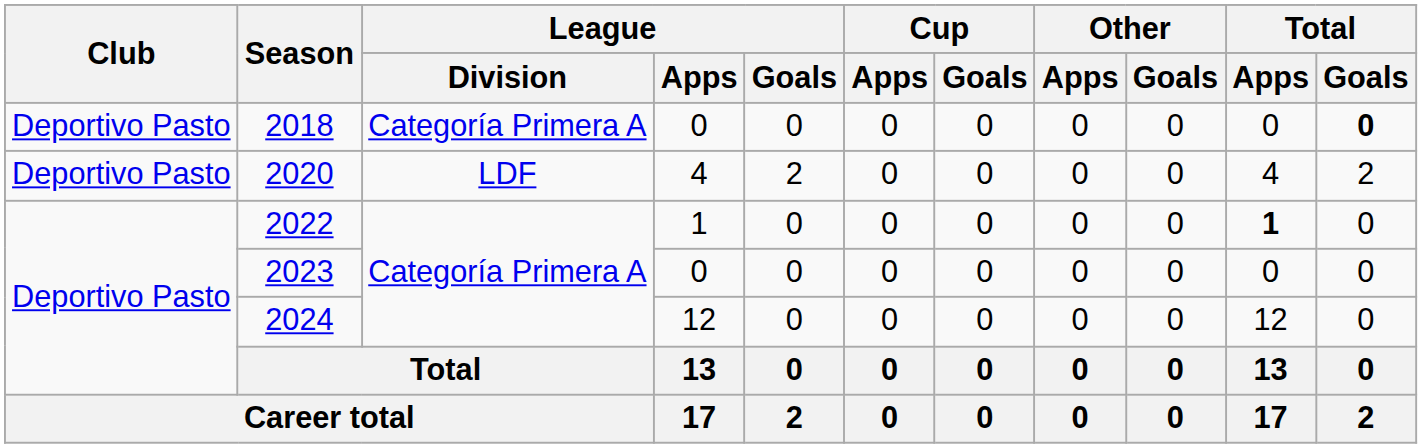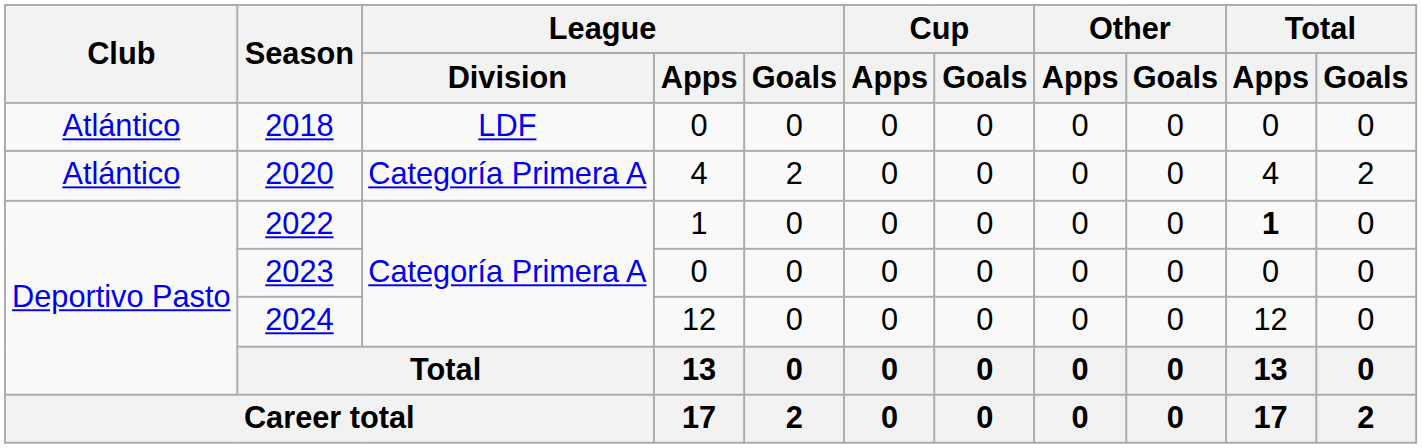(121, 126) Deportivo Pasto -> (121, 126) Atlántico
(507, 126) Categoría Primera A -> (507, 126) LDF
(1366, 126) bold -> (1366, 126) normal
(121, 175) Deportivo Pasto -> (121, 175) Atlántico
(507, 175) LDF -> (507, 175) Categoría Primera A
